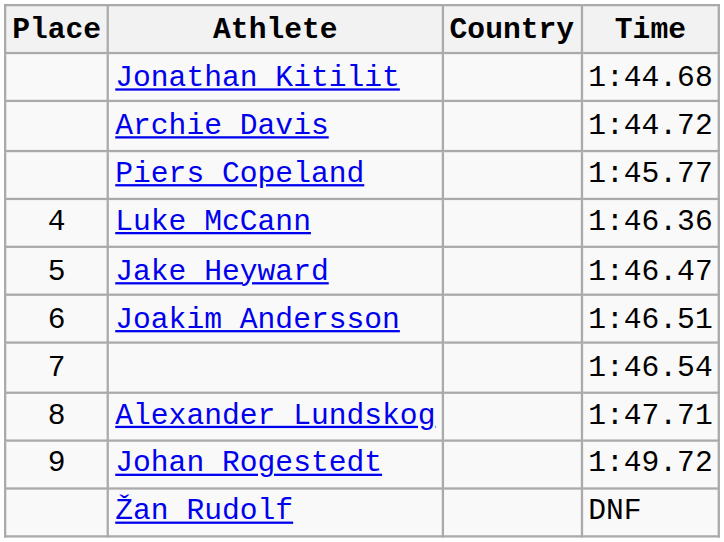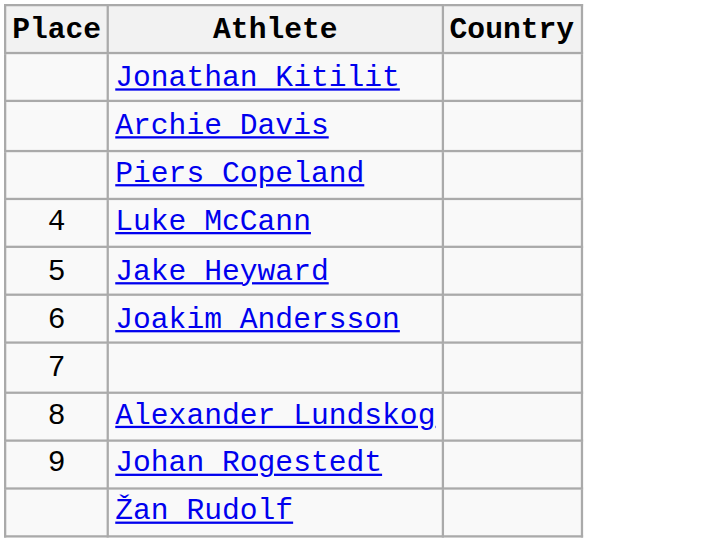- column: (650, 29)
